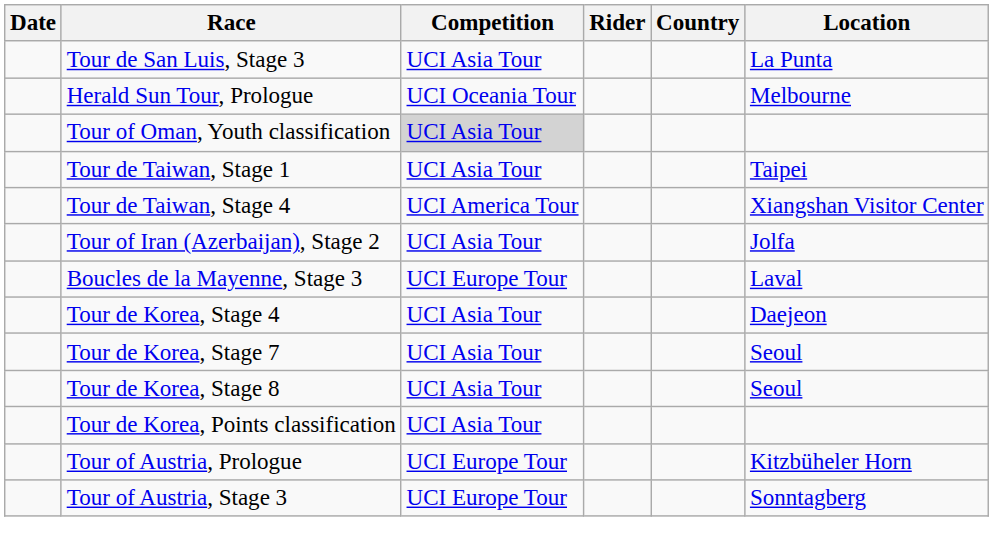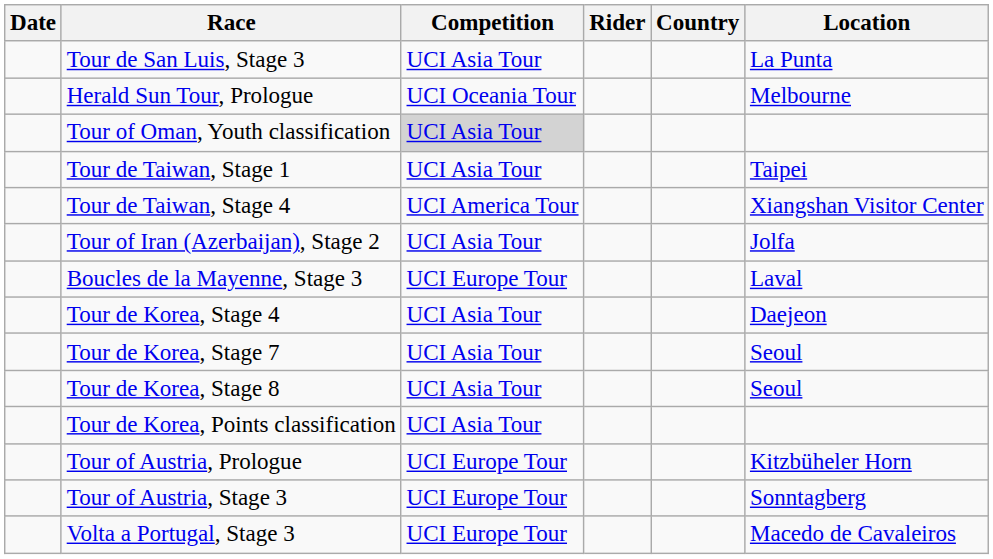+ row: (181, 534)
